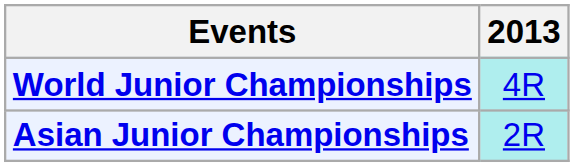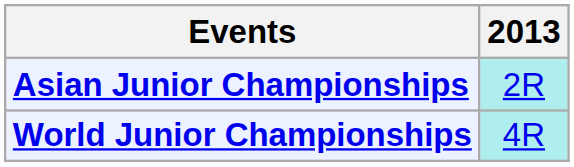rows swapped: (241, 136) <-> (242, 84)
